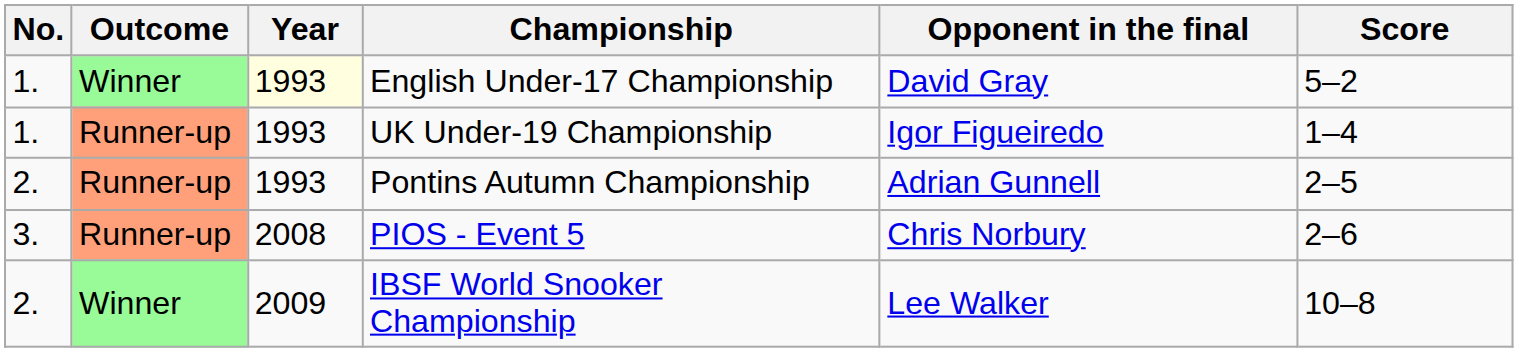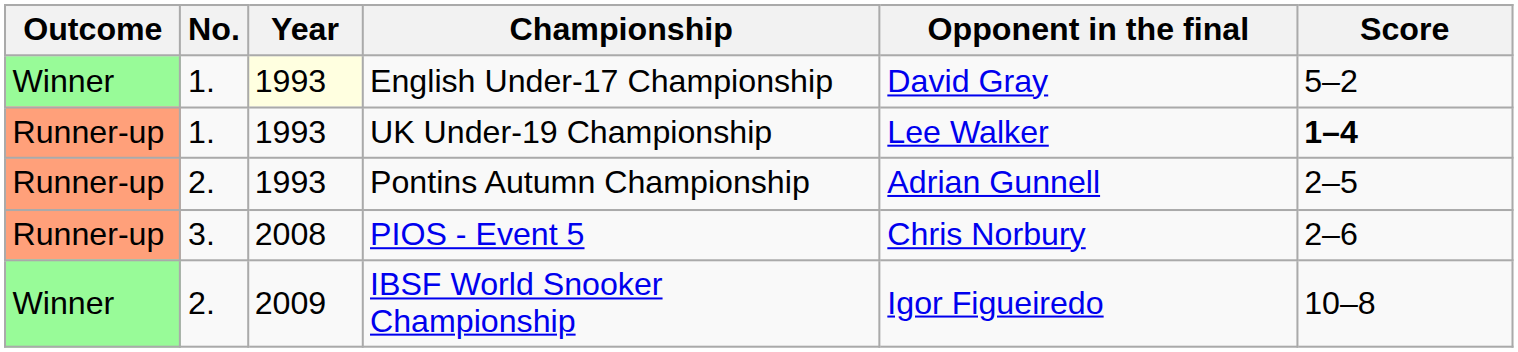columns swapped: (159, 30) <-> (38, 30)
(995, 132) Igor Figueiredo -> (968, 132) Lee Walker
(1331, 132) normal -> (1331, 132) bold
(968, 303) Lee Walker -> (995, 303) Igor Figueiredo
